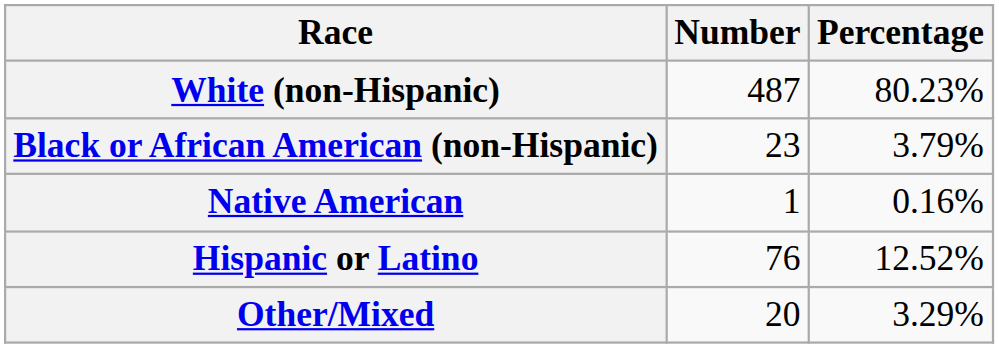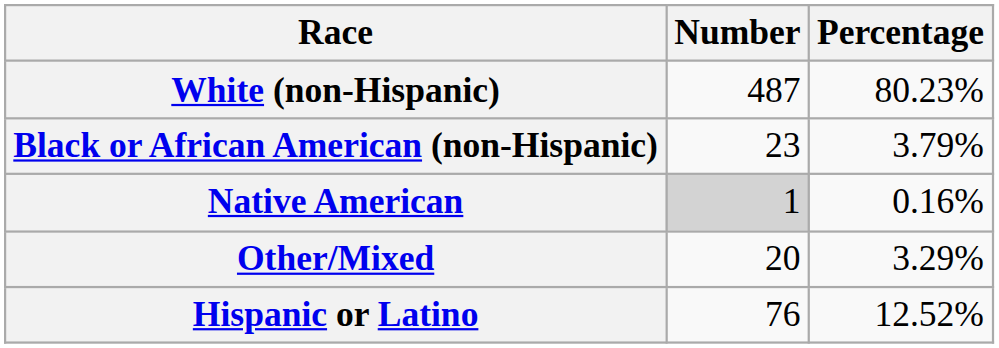(792, 201) no background -> (792, 201) lightgrey background
rows swapped: (336, 314) <-> (336, 257)
